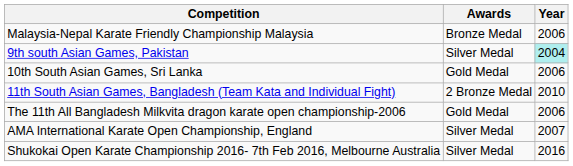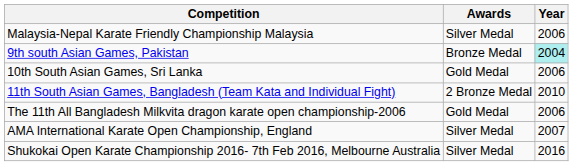(484, 33) Bronze Medal -> (480, 33) Silver Medal
(480, 53) Silver Medal -> (484, 53) Bronze Medal
